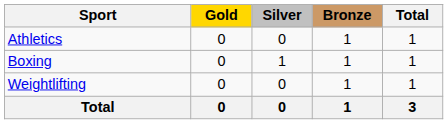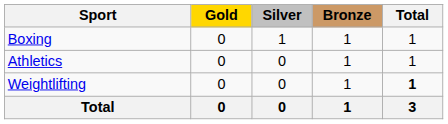rows swapped: (35, 38) <-> (30, 61)
(412, 84) normal -> (412, 84) bold
